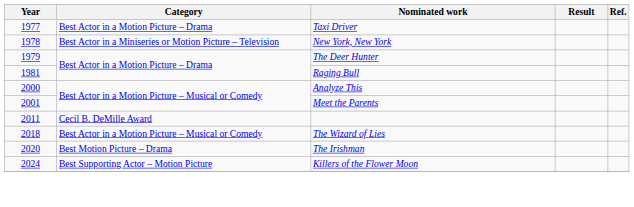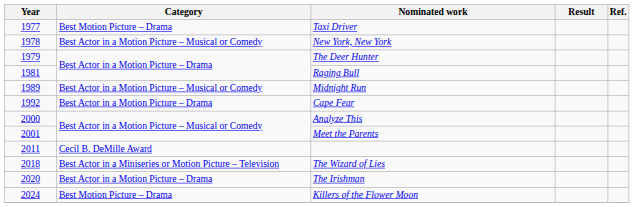(136, 27) Best Actor in a Motion Picture – Drama -> (115, 27) Best Motion Picture – Drama
(169, 42) Best Actor in a Miniseries or Motion Picture – Television -> (161, 42) Best Actor in a Motion Picture – Musical or Comedy
+ row: (31, 88)
+ row: (31, 103)
(161, 133) Best Actor in a Motion Picture – Musical or Comedy -> (169, 164) Best Actor in a Miniseries or Motion Picture – Television
(115, 149) Best Motion Picture – Drama -> (136, 179) Best Actor in a Motion Picture – Drama
(136, 164) Best Supporting Actor – Motion Picture -> (115, 194) Best Motion Picture – Drama
